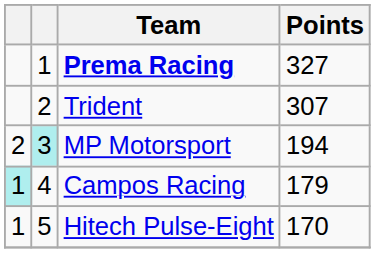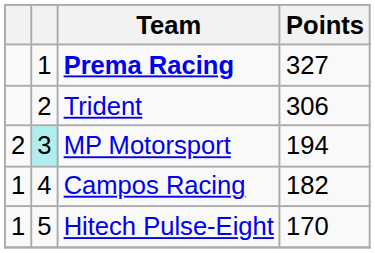(307, 105) 307 -> (307, 105) 306
(18, 186) paleturquoise background -> (18, 186) no background
(307, 186) 179 -> (307, 186) 182
